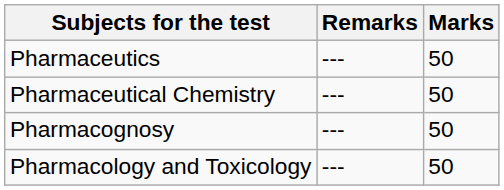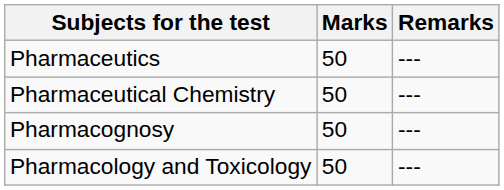columns swapped: (461, 22) <-> (370, 22)
